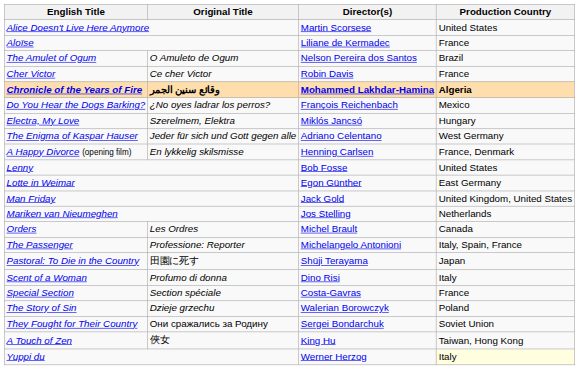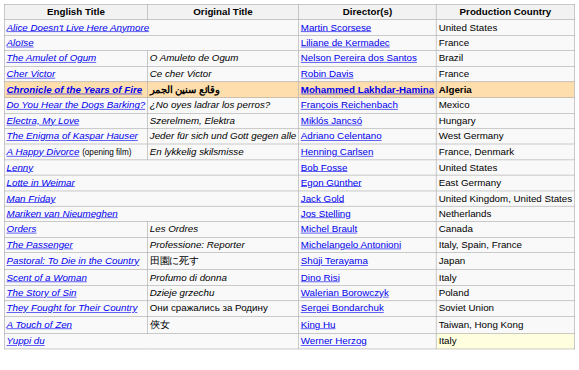- row: (40, 293)
